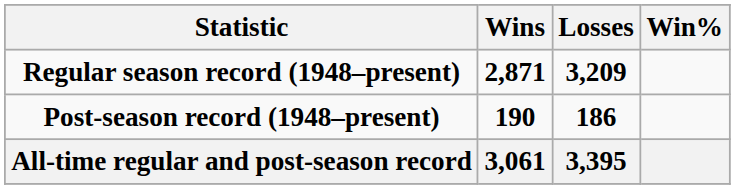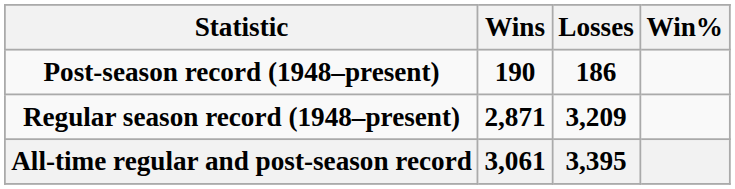rows swapped: (242, 71) <-> (242, 116)
